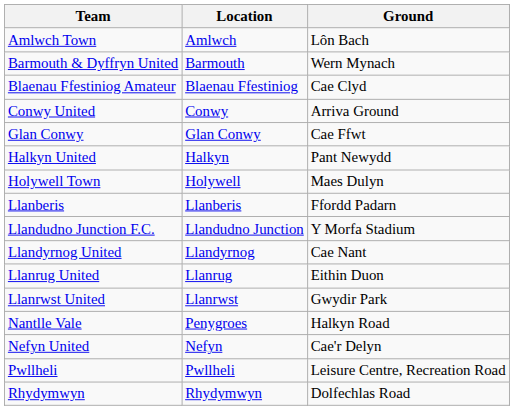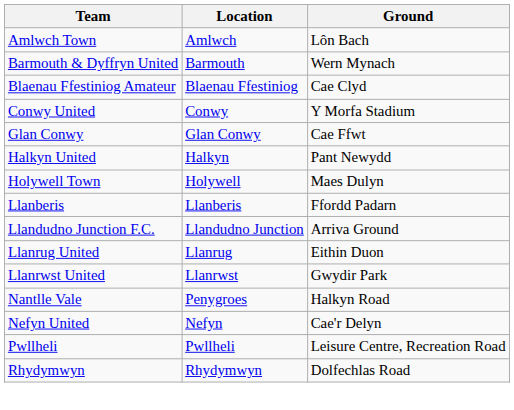(355, 110) Arriva Ground -> (363, 110) Y Morfa Stadium
(363, 228) Y Morfa Stadium -> (355, 228) Arriva Ground
- row: (65, 252)
